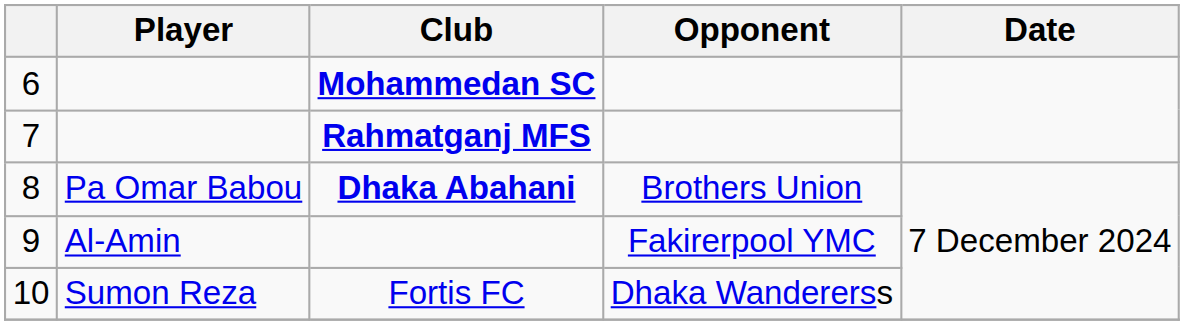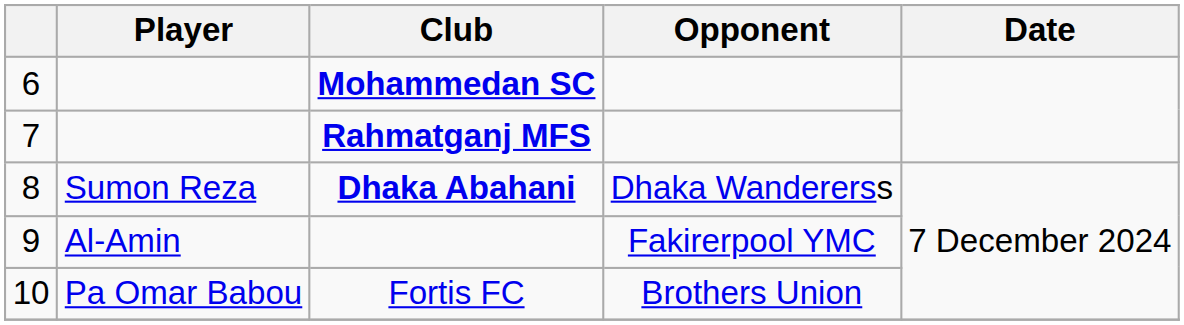(184, 188) Pa Omar Babou -> (161, 188) Sumon Reza
(752, 188) Brothers Union -> (752, 188) Dhaka Wandererss
(161, 293) Sumon Reza -> (184, 293) Pa Omar Babou
(752, 293) Dhaka Wandererss -> (752, 293) Brothers Union
